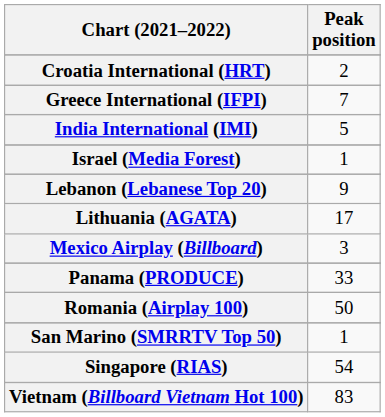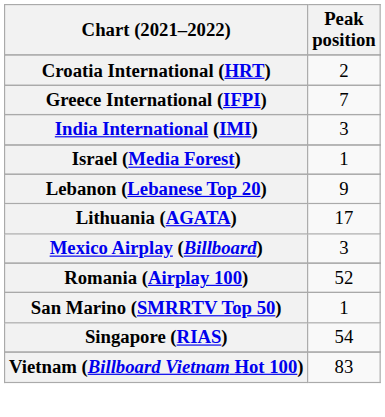(344, 129) 5 -> (344, 129) 3
- row: (156, 277)
(344, 307) 50 -> (344, 277) 52
